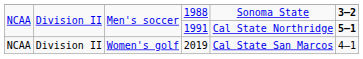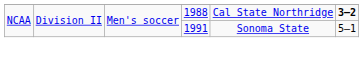(273, 13) Sonoma State -> (273, 13) Cal State Northridge
(273, 29) Cal State Northridge -> (273, 29) Sonoma State
(347, 29) bold -> (347, 29) normal
- row: (196, 45)
